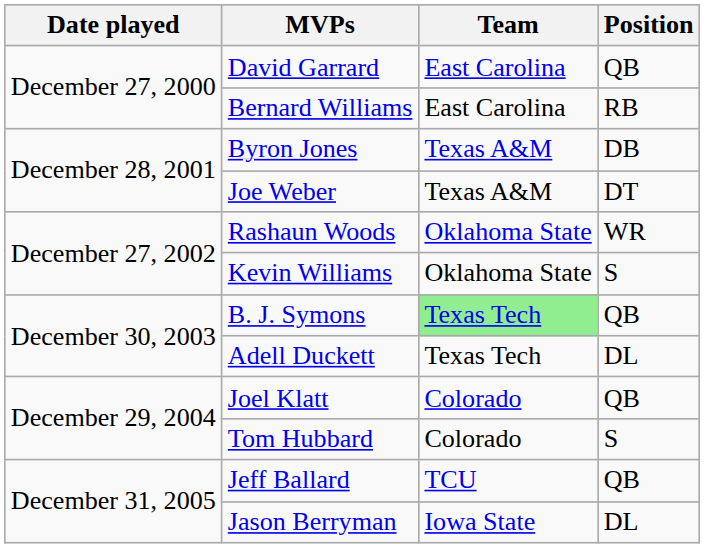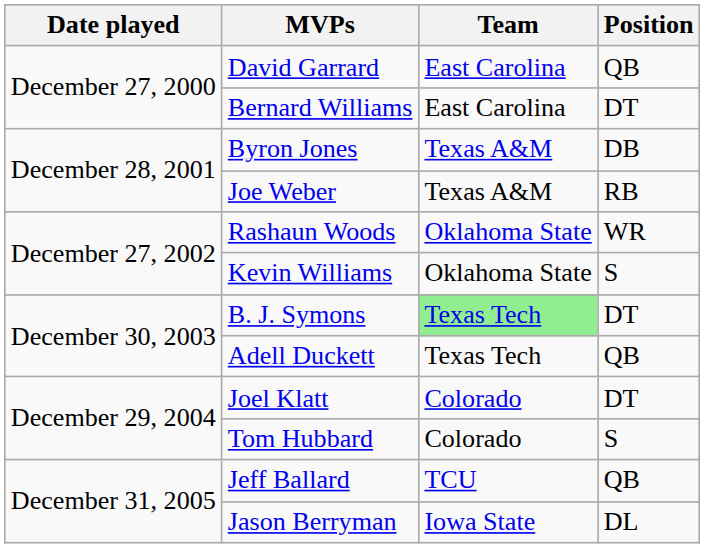(621, 107) RB -> (621, 107) DT
(621, 190) DT -> (621, 190) RB
(622, 314) QB -> (621, 314) DT
(621, 356) DL -> (622, 356) QB
(622, 397) QB -> (621, 397) DT
